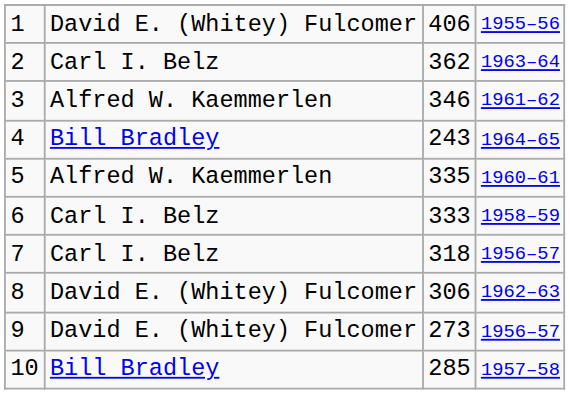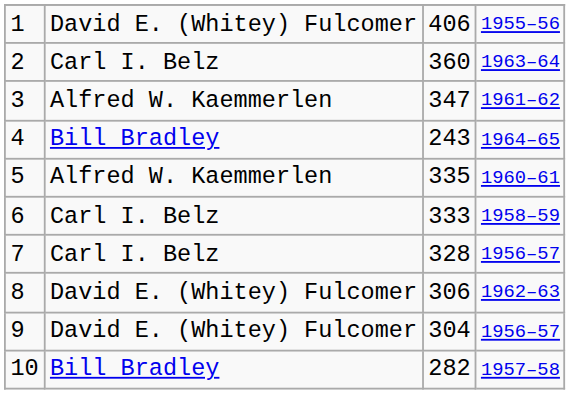(449, 62) 362 -> (449, 62) 360
(449, 101) 346 -> (449, 101) 347
(449, 254) 318 -> (449, 254) 328
(449, 331) 273 -> (449, 331) 304
(449, 369) 285 -> (449, 369) 282
